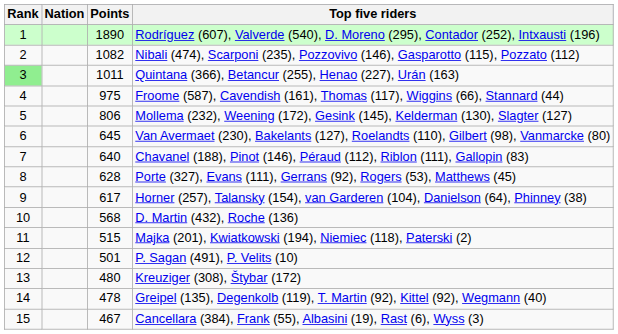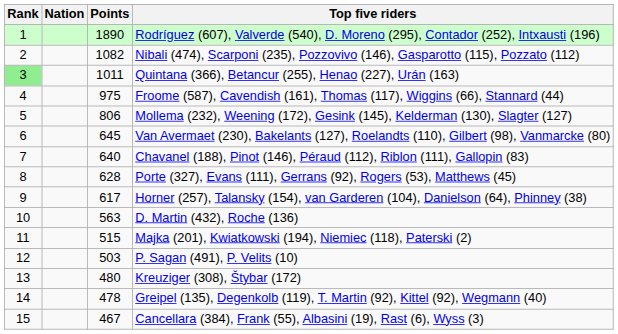(110, 217) 568 -> (110, 217) 563
(110, 258) 501 -> (110, 258) 503
